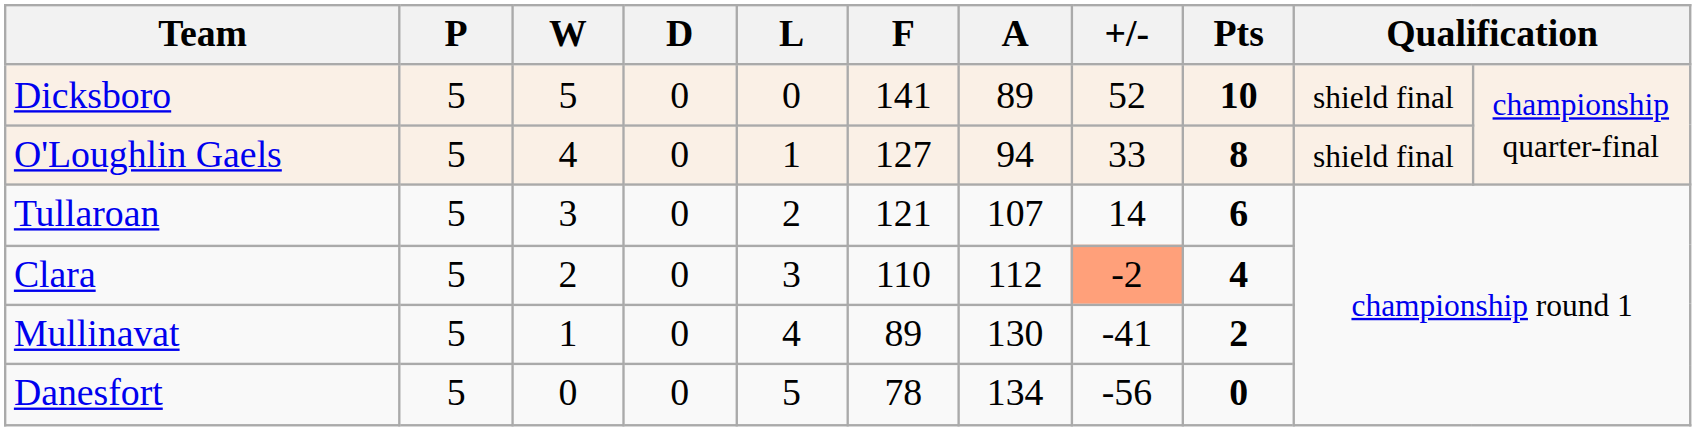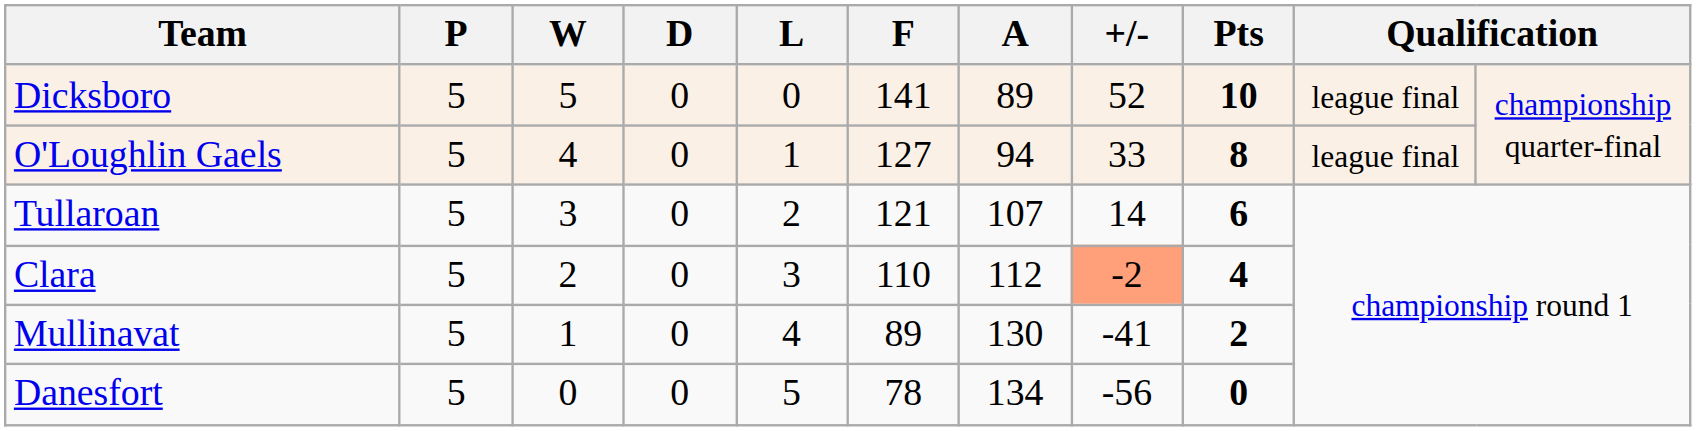(1383, 96) shield final -> (1385, 96) league final
(1383, 156) shield final -> (1385, 156) league final
